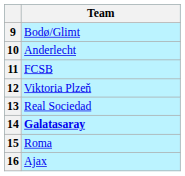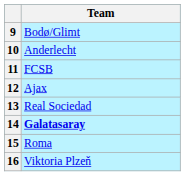(58, 87) Viktoria Plzeň -> (35, 87) Ajax
(35, 161) Ajax -> (58, 161) Viktoria Plzeň
